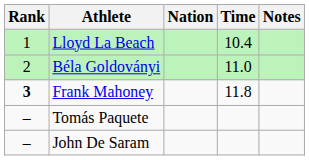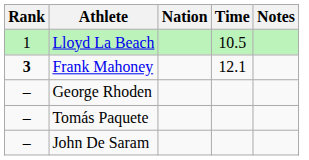(238, 42) 10.4 -> (232, 42) 10.5
- row: (106, 67)
(238, 92) 11.8 -> (232, 67) 12.1
+ row: (102, 92)
